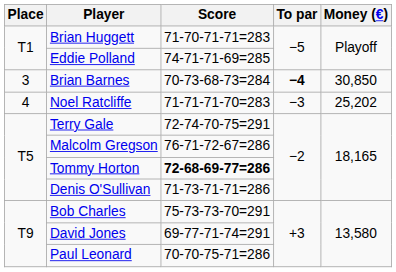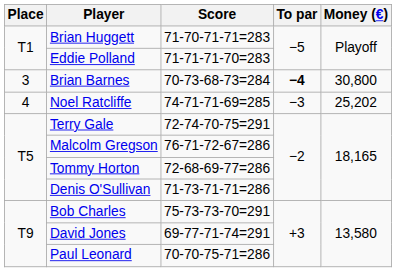(217, 59) 74-71-71-69=285 -> (217, 59) 71-71-71-70=283
(356, 80) 30,850 -> (356, 80) 30,800
(217, 102) 71-71-71-70=283 -> (217, 102) 74-71-71-69=285
(217, 168) bold -> (217, 168) normal
